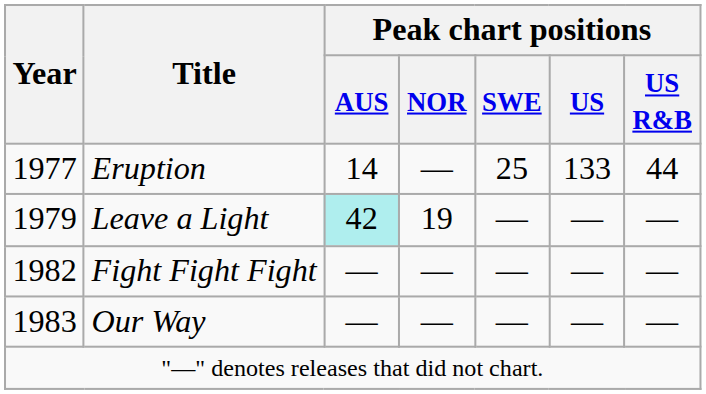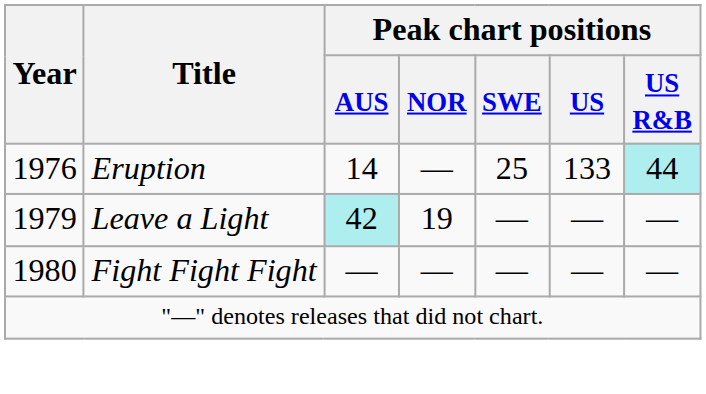(45, 168) 1977 -> (45, 168) 1976
(662, 168) no background -> (662, 168) paleturquoise background
(45, 270) 1982 -> (45, 270) 1980
- row: (149, 321)
